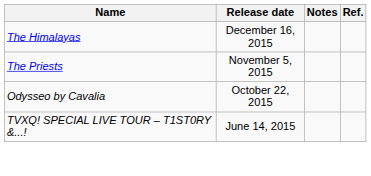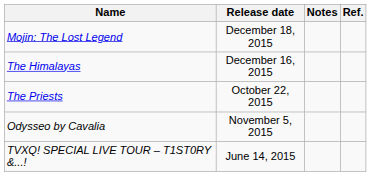+ row: (65, 36)
(260, 66) November 5, 2015 -> (260, 96) October 22, 2015
(260, 96) October 22, 2015 -> (260, 126) November 5, 2015
